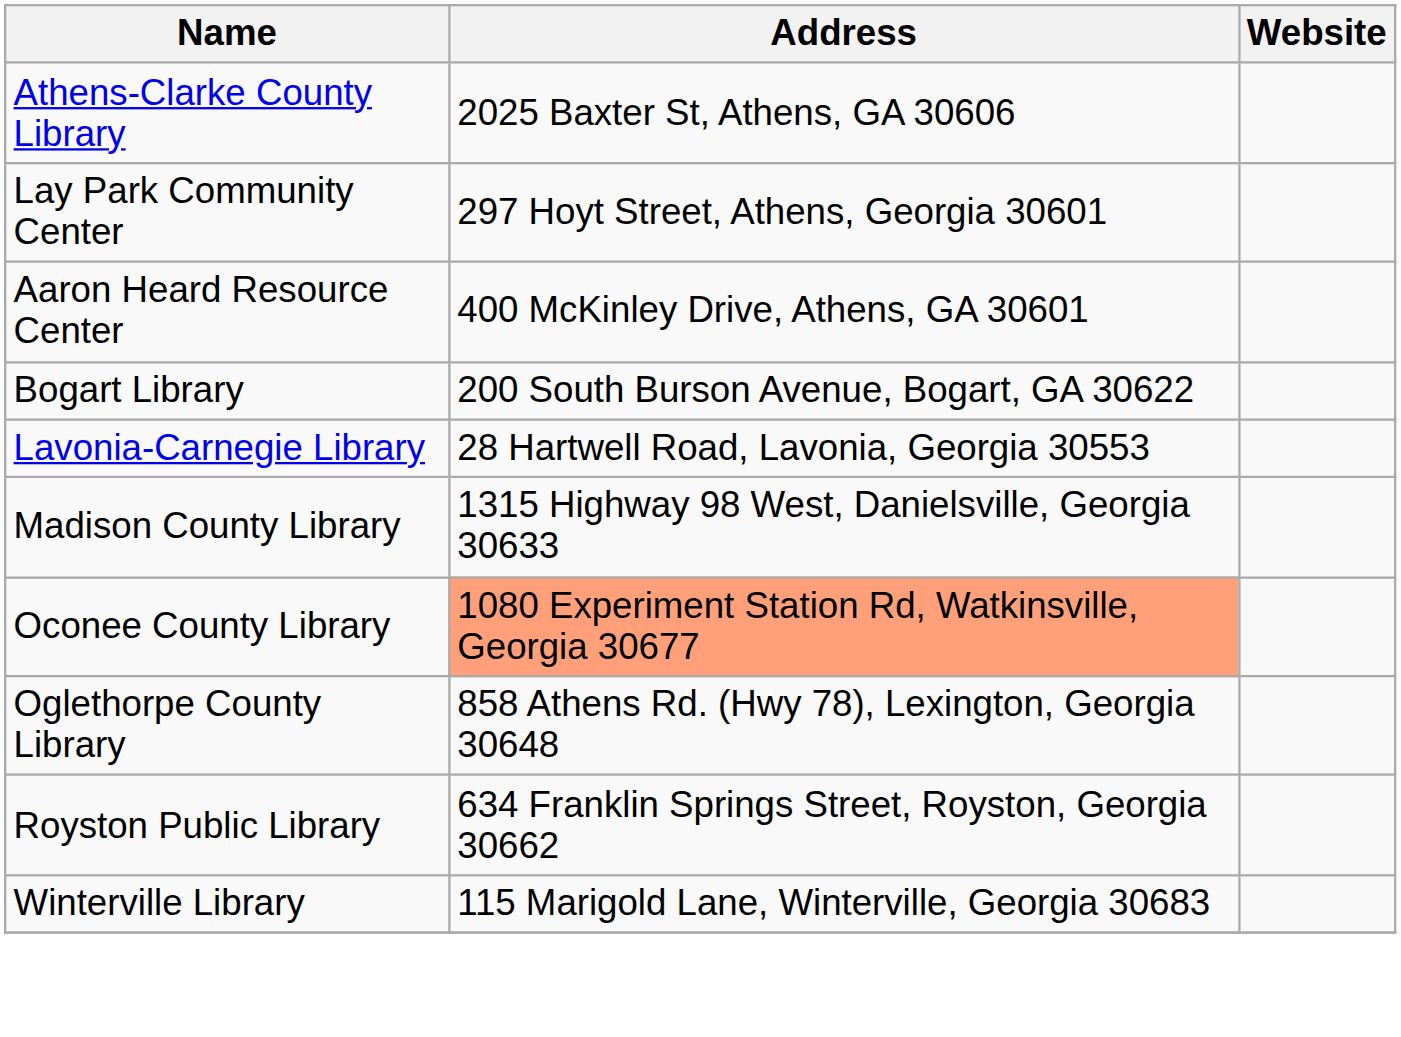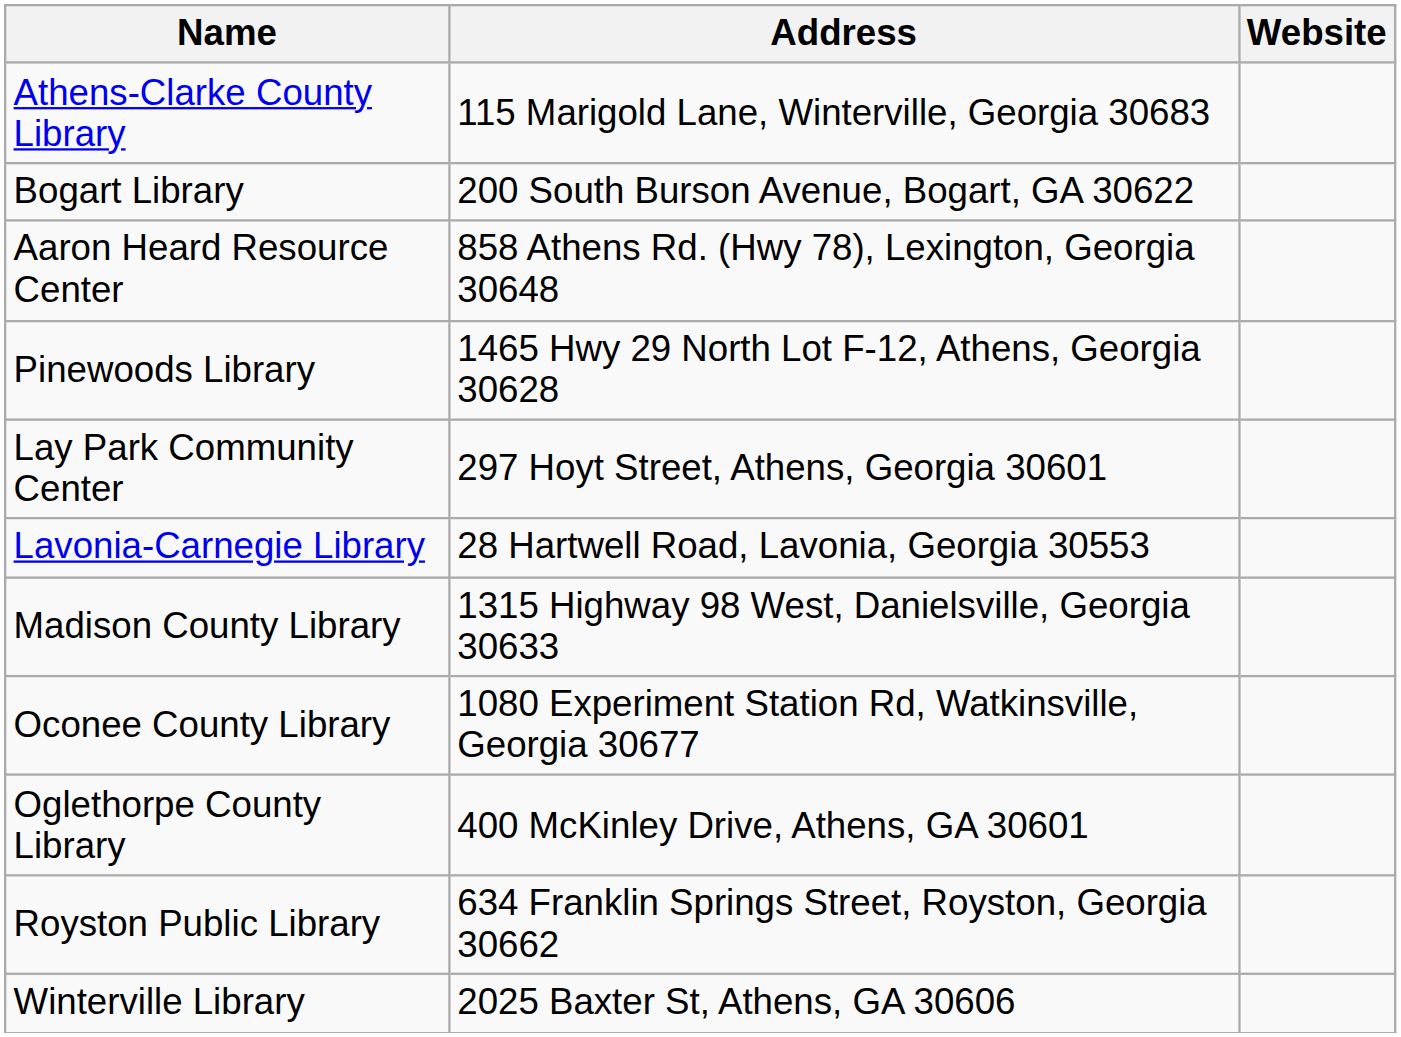(736, 112) 2025 Baxter St, Athens, GA 30606 -> (834, 112) 115 Marigold Lane, Winterville, Georgia 30683
rows swapped: (184, 211) <-> (129, 389)
(773, 310) 400 McKinley Drive, Athens, GA 30601 -> (826, 269) 858 Athens Rd. (Hwy 78), Lexington, Georgia 30648
+ row: (164, 369)
(798, 625) lightsalmon background -> (798, 725) no background
(826, 725) 858 Athens Rd. (Hwy 78), Lexington, Georgia 30648 -> (773, 824) 400 McKinley Drive, Athens, GA 30601
(834, 903) 115 Marigold Lane, Winterville, Georgia 30683 -> (736, 1002) 2025 Baxter St, Athens, GA 30606
